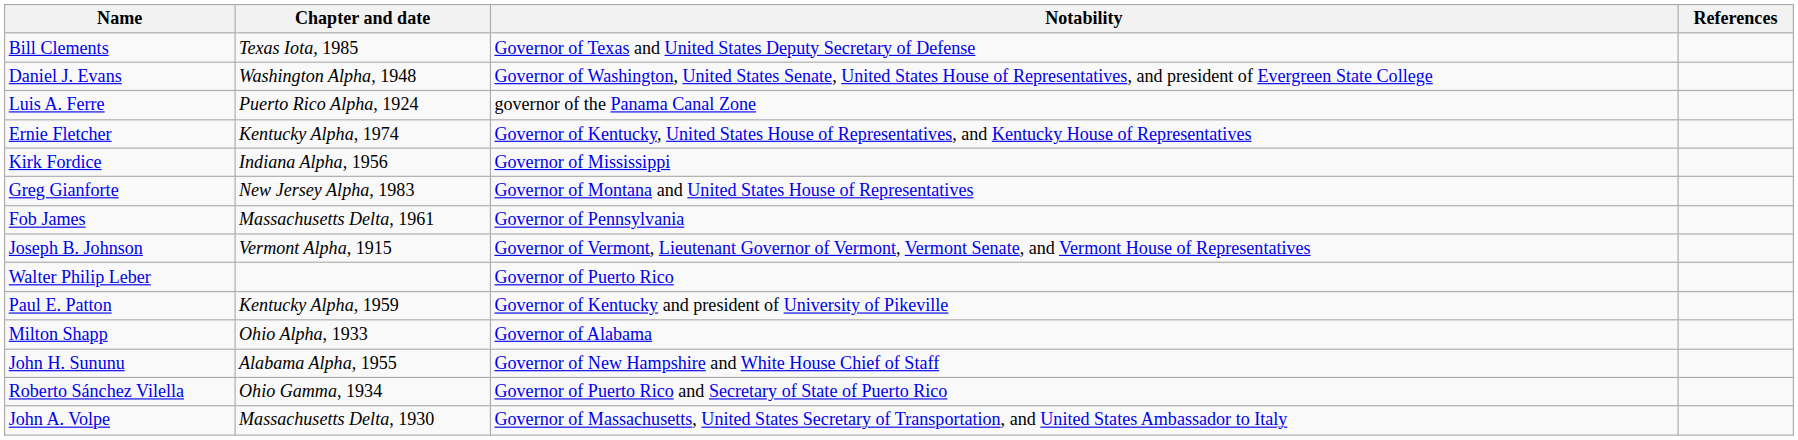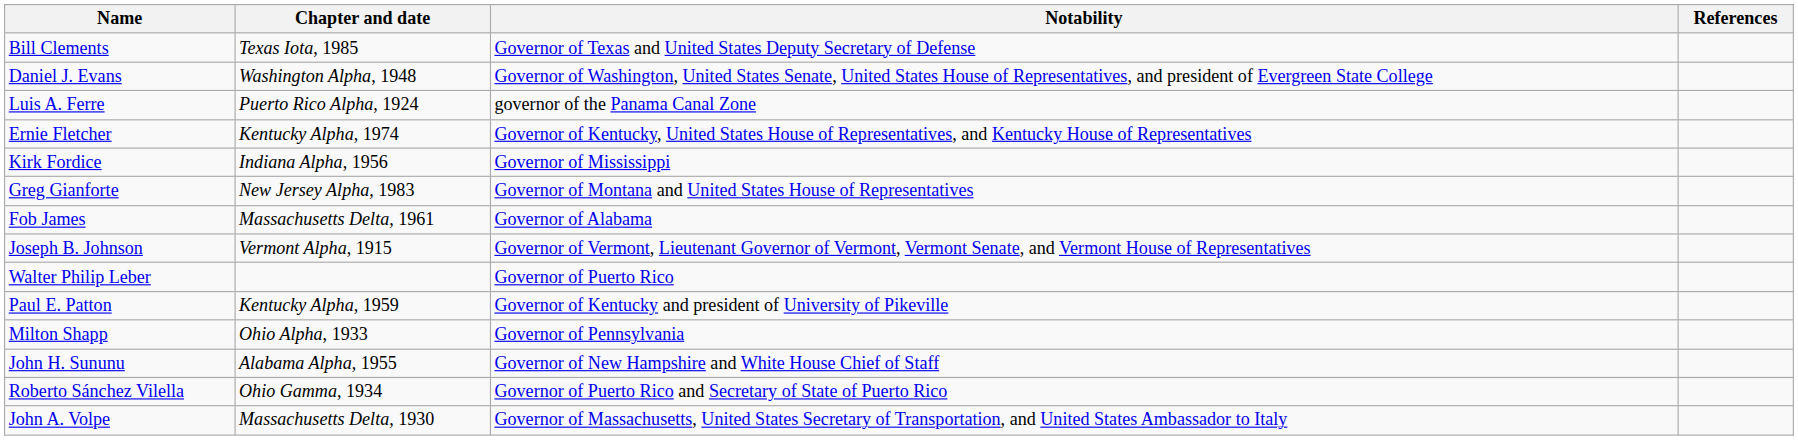(589, 219) Governor of Pennsylvania -> (573, 219) Governor of Alabama
(573, 334) Governor of Alabama -> (589, 334) Governor of Pennsylvania
